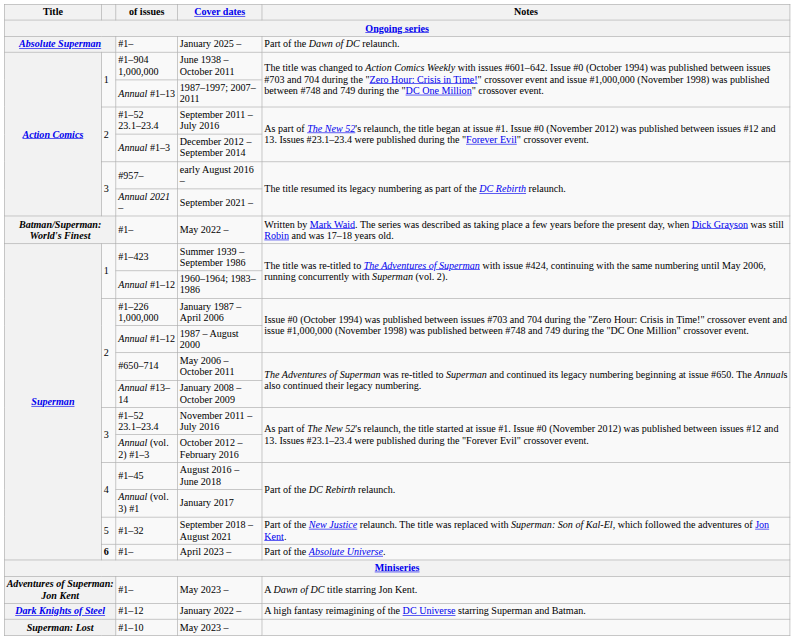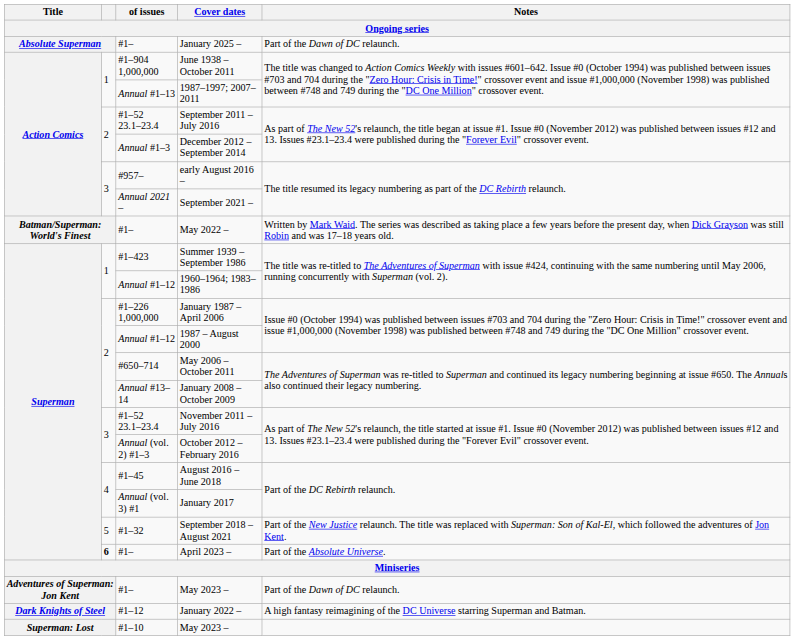(341, 589) A Dawn of DC title starring Jon Kent. -> (332, 589) Part of the Dawn of DC relaunch.
